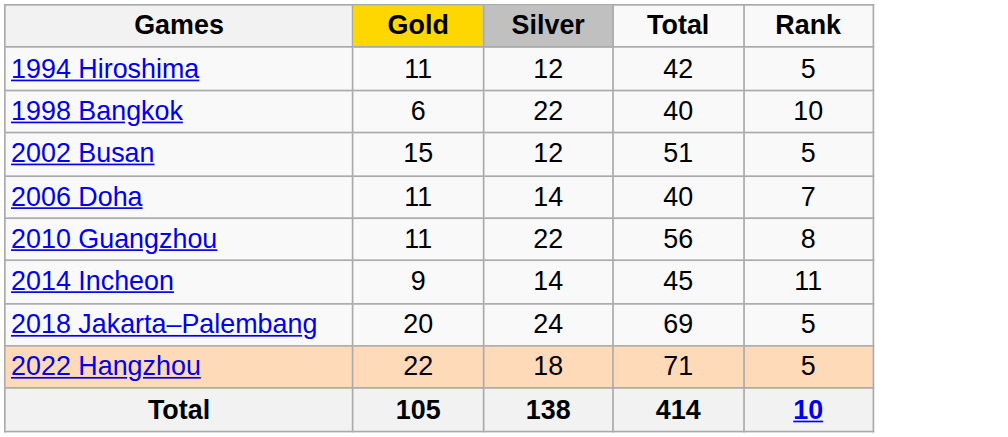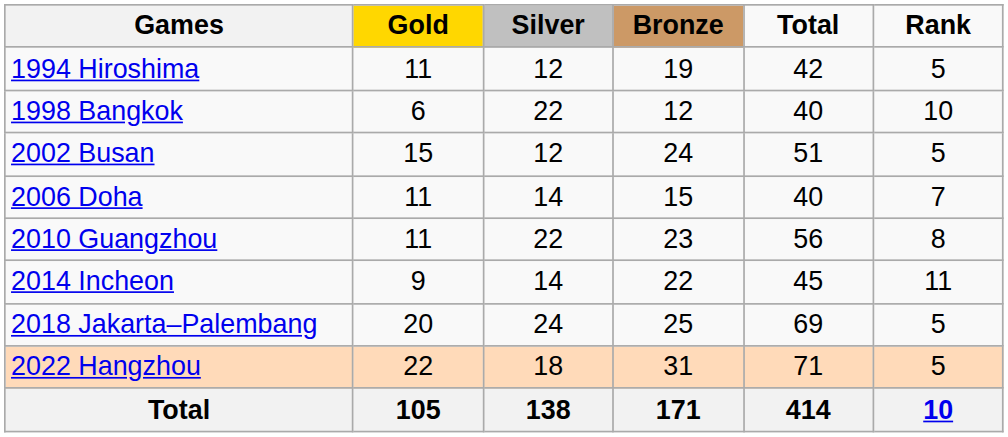+ column: (678, 25)
